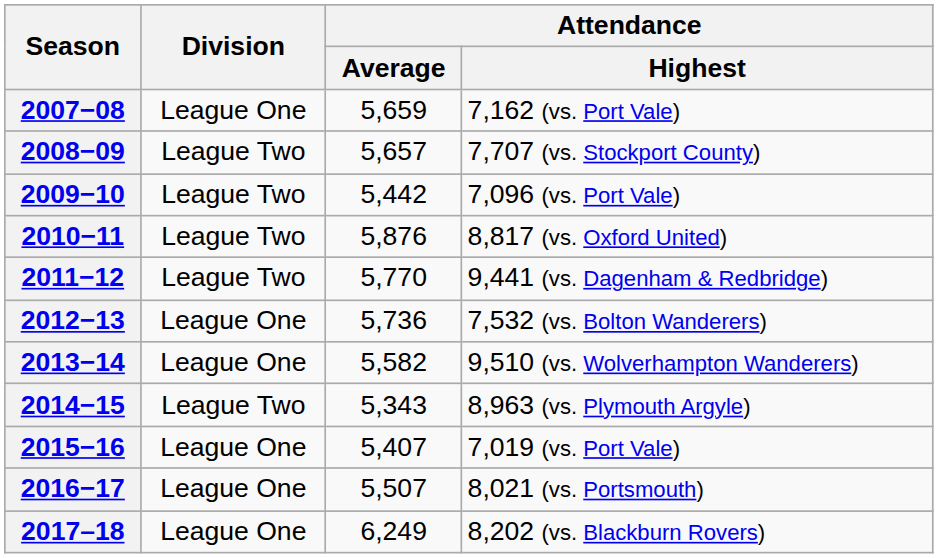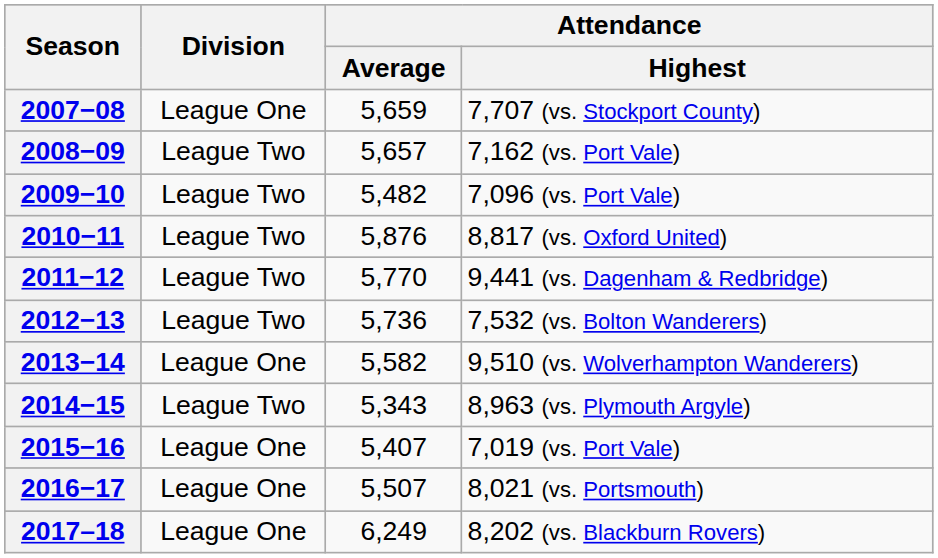(574, 109) 7,162 (vs. Port Vale) -> (614, 109) 7,707 (vs. Stockport County)
(614, 151) 7,707 (vs. Stockport County) -> (574, 151) 7,162 (vs. Port Vale)
(394, 194) 5,442 -> (394, 194) 5,482
(233, 320) League One -> (233, 320) League Two
